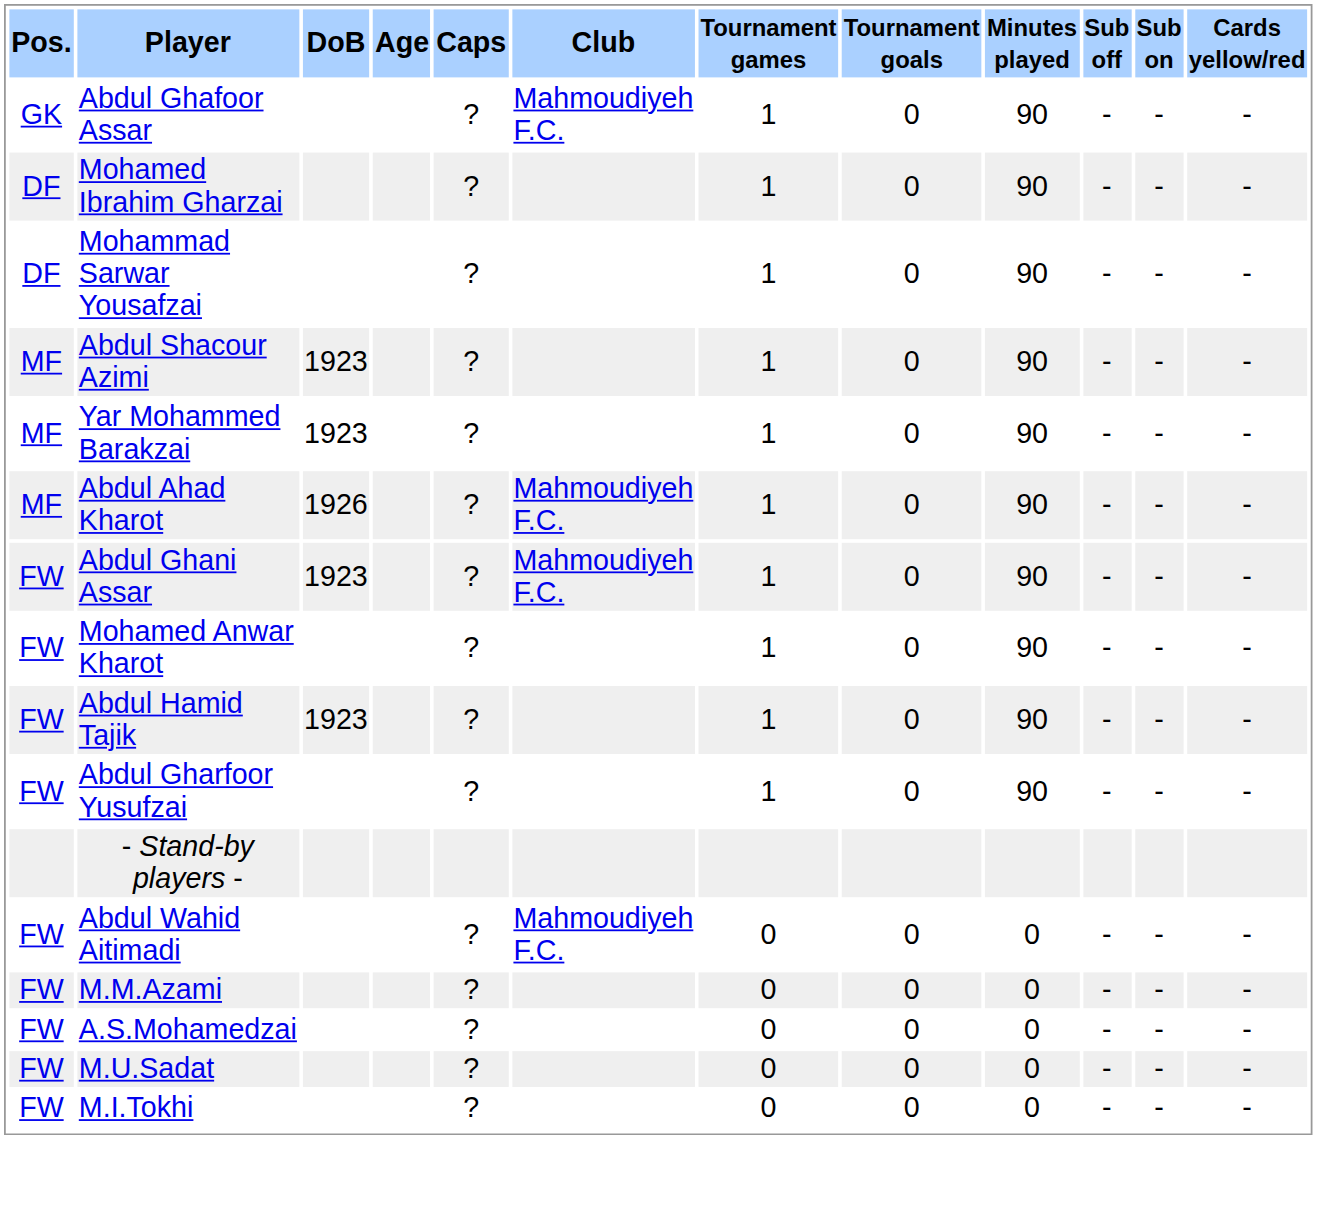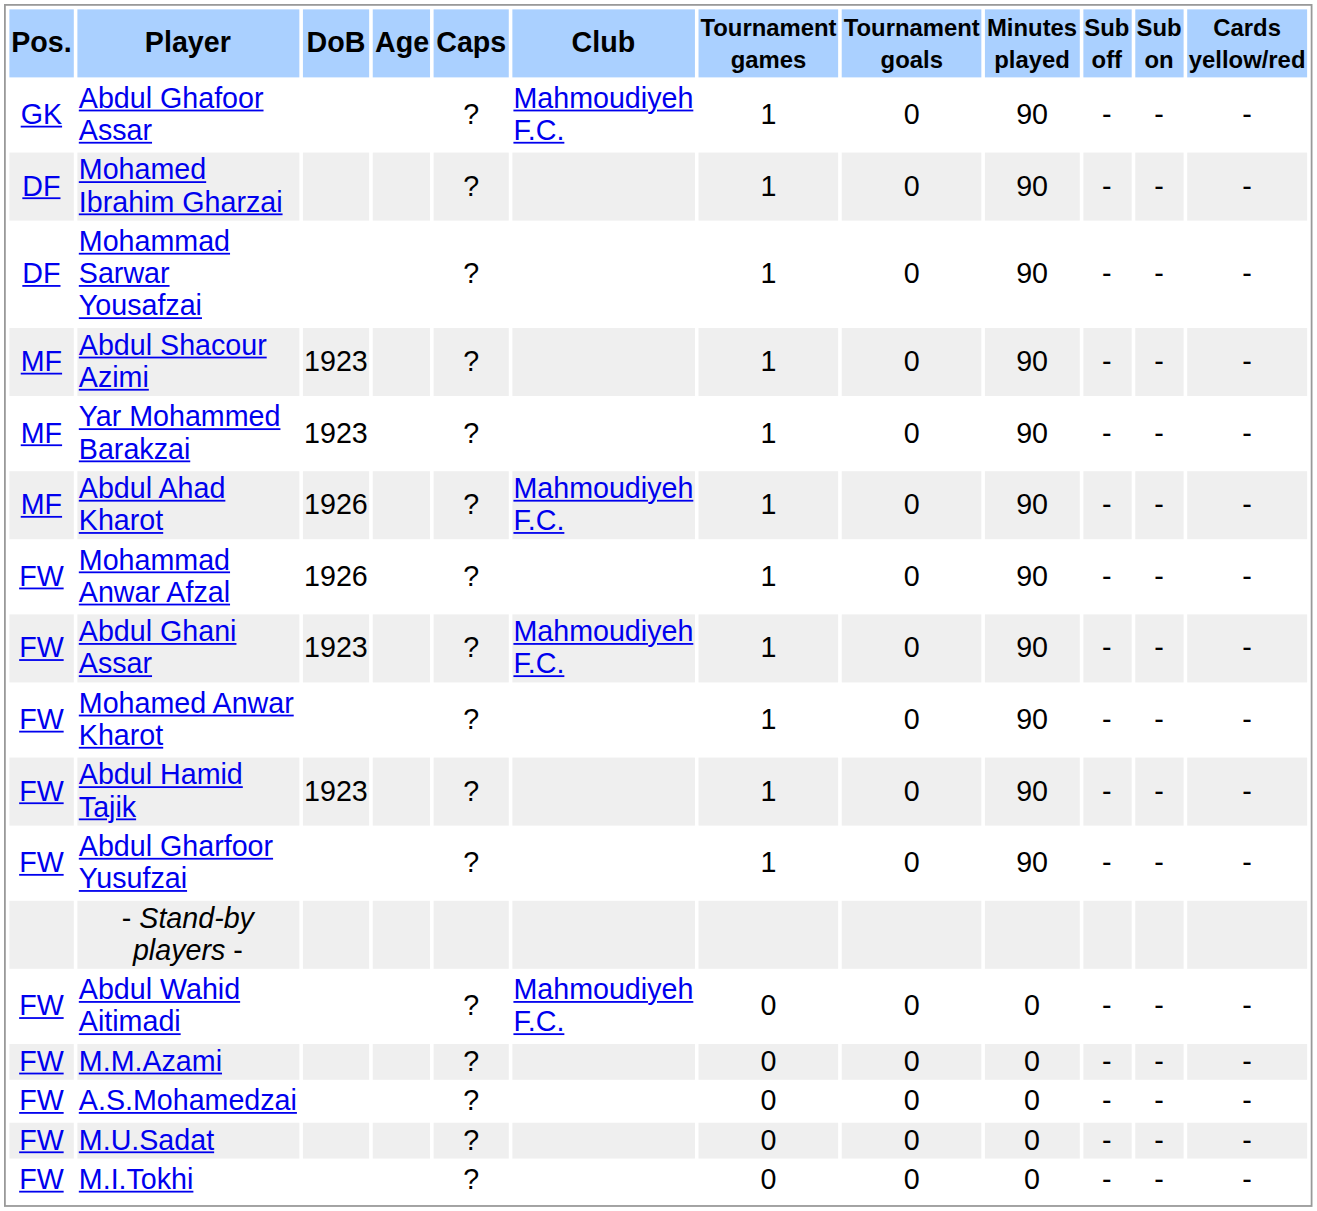+ row: (154, 576)
